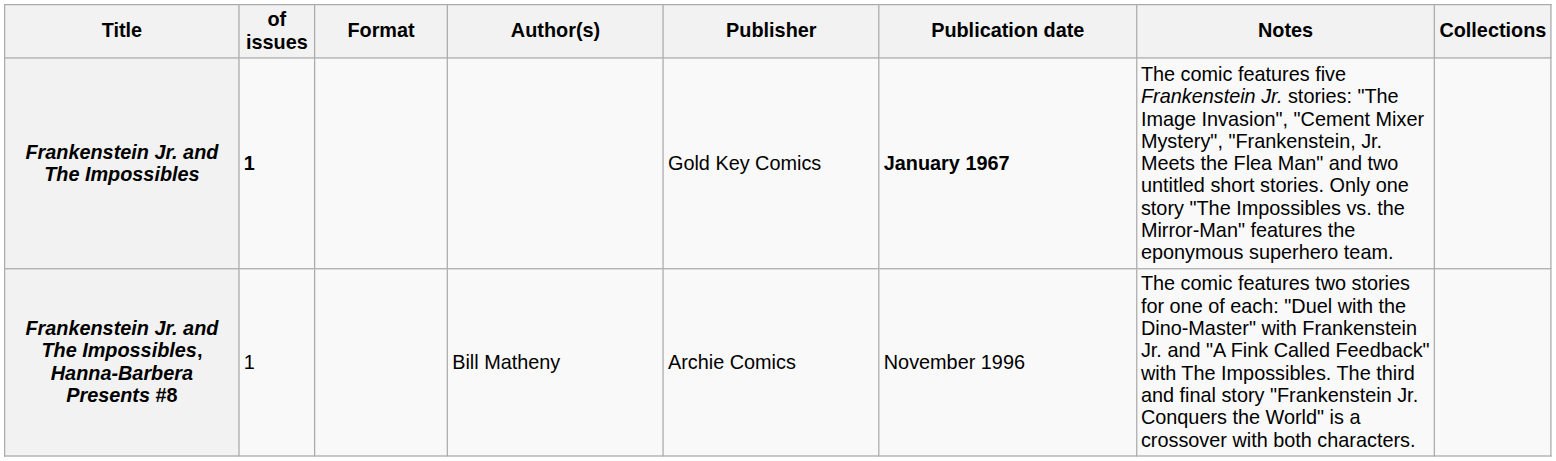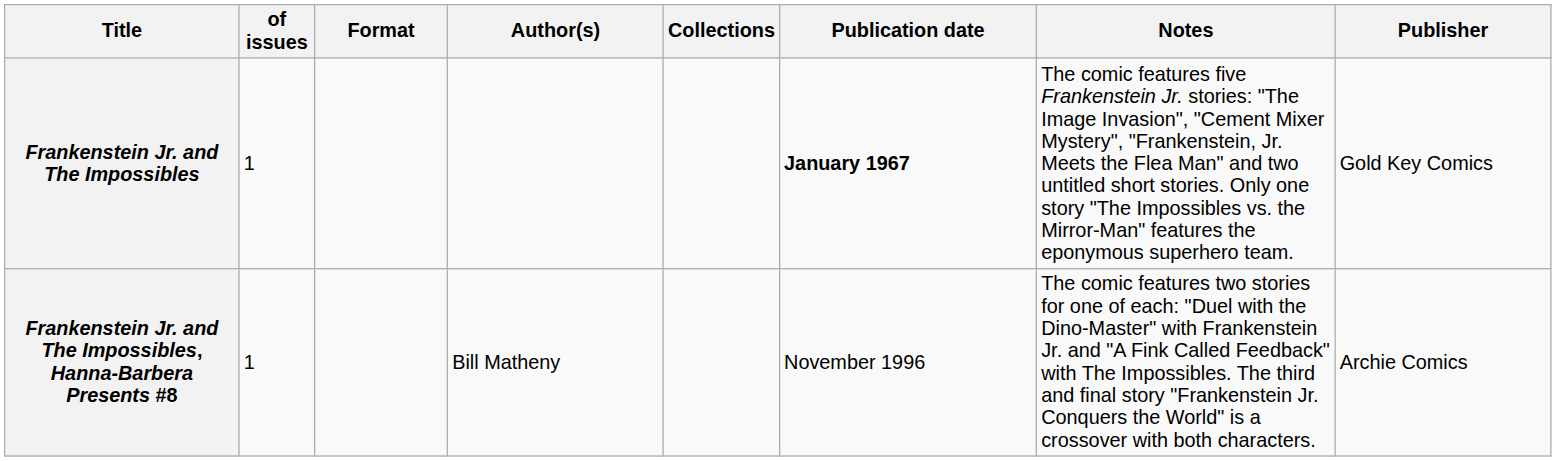columns swapped: (771, 31) <-> (1493, 31)
(249, 163) bold -> (249, 163) normal
